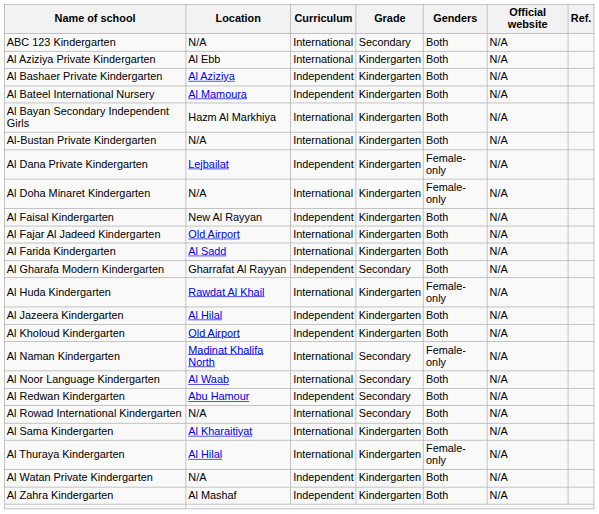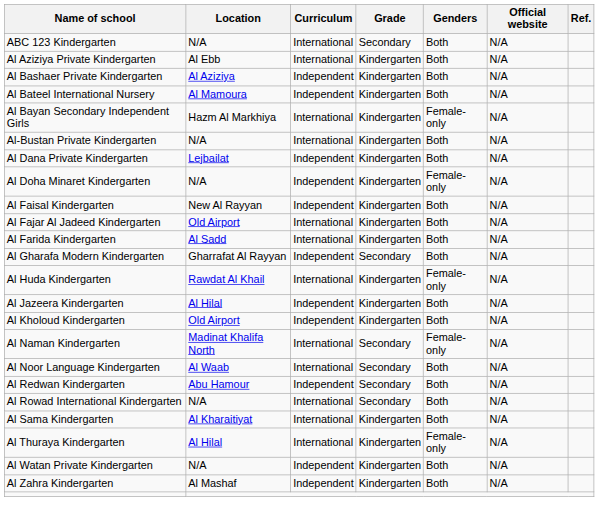(437, 117) Both -> (446, 117) Female-only
(446, 164) Female-only -> (437, 158) Both
(323, 194) International -> (323, 181) Independent
